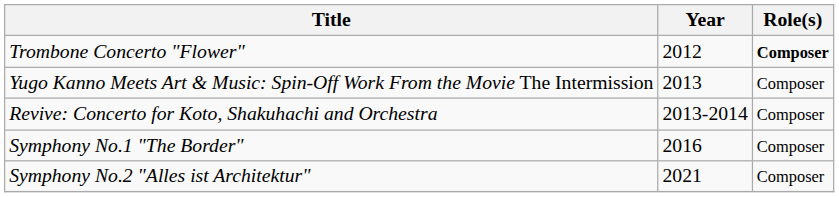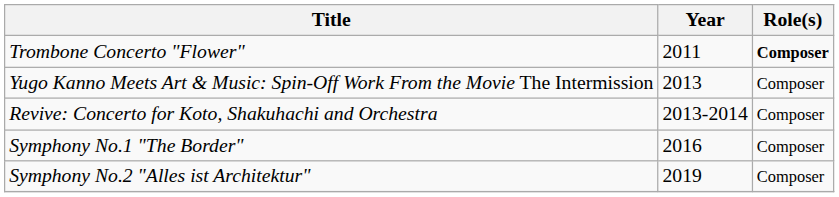(682, 51) 2012 -> (682, 51) 2011
(682, 176) 2021 -> (682, 176) 2019
